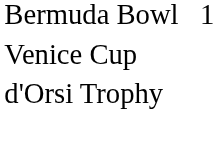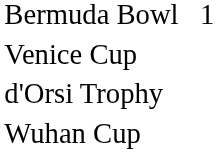+ row: (73, 133)
